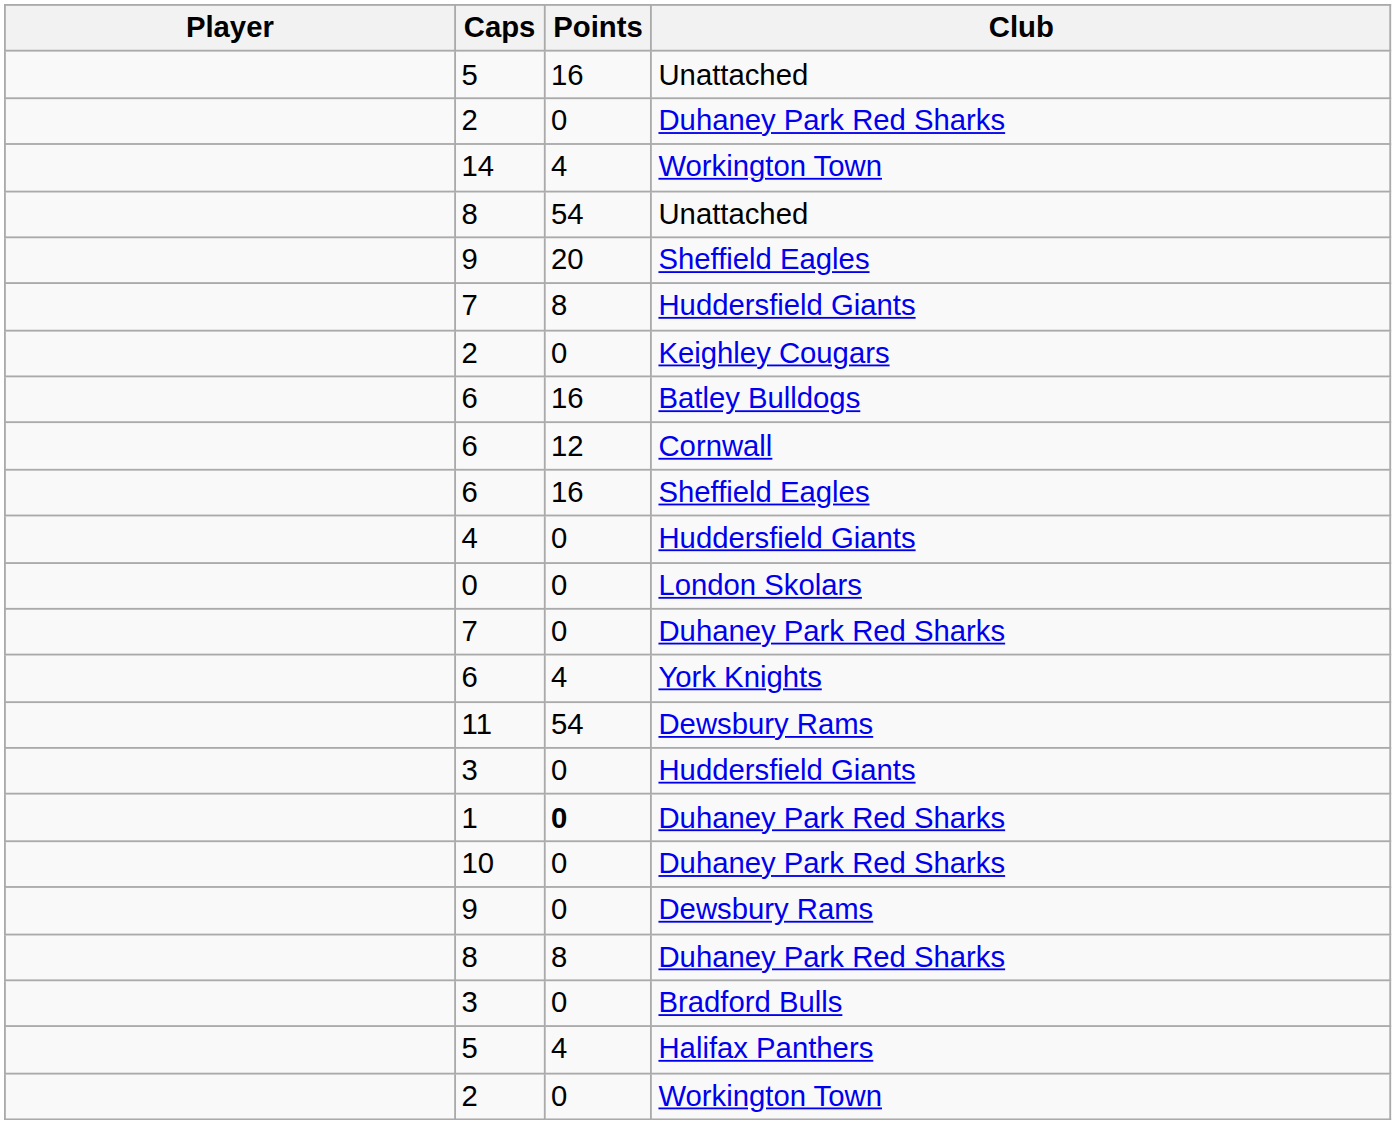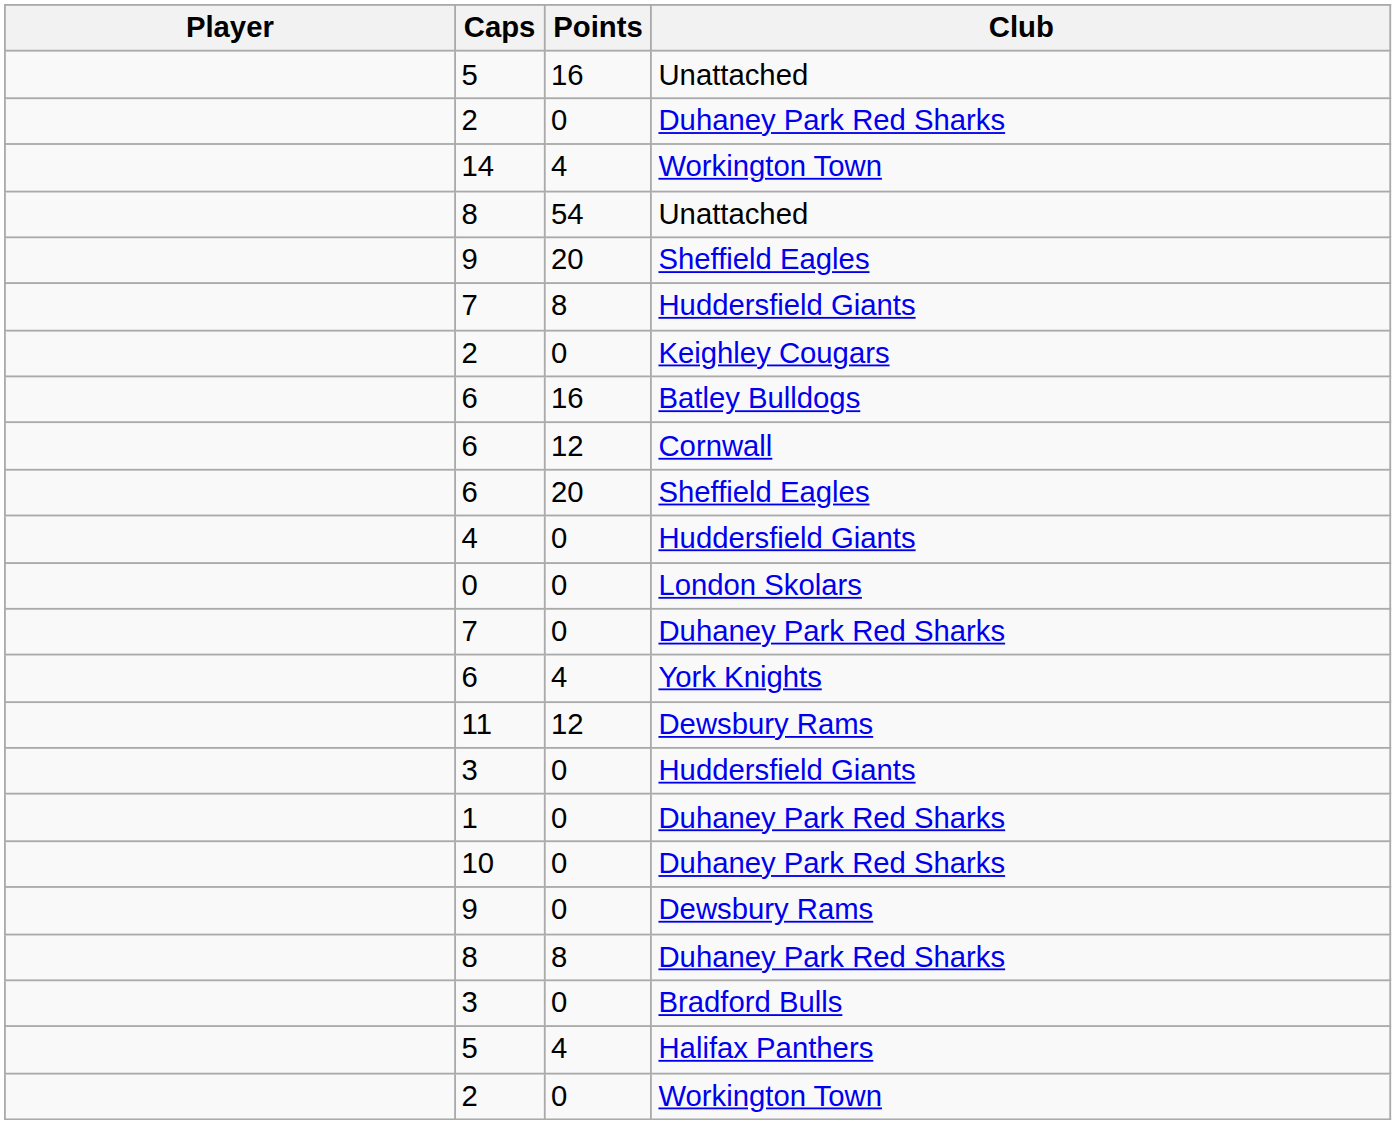(567, 492) 16 -> (567, 492) 20
(567, 724) 54 -> (567, 724) 12
(559, 817) bold -> (559, 817) normal
